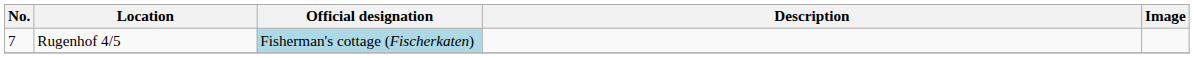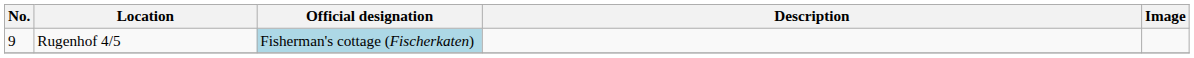(12, 40) 7 -> (12, 40) 9
